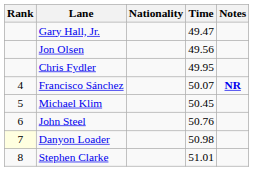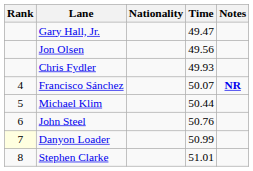(201, 67) 49.95 -> (201, 67) 49.93
(201, 103) 50.45 -> (201, 103) 50.44
(201, 139) 50.98 -> (201, 139) 50.99
